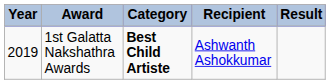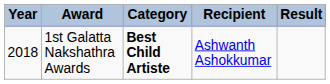(23, 52) 2019 -> (23, 52) 2018
